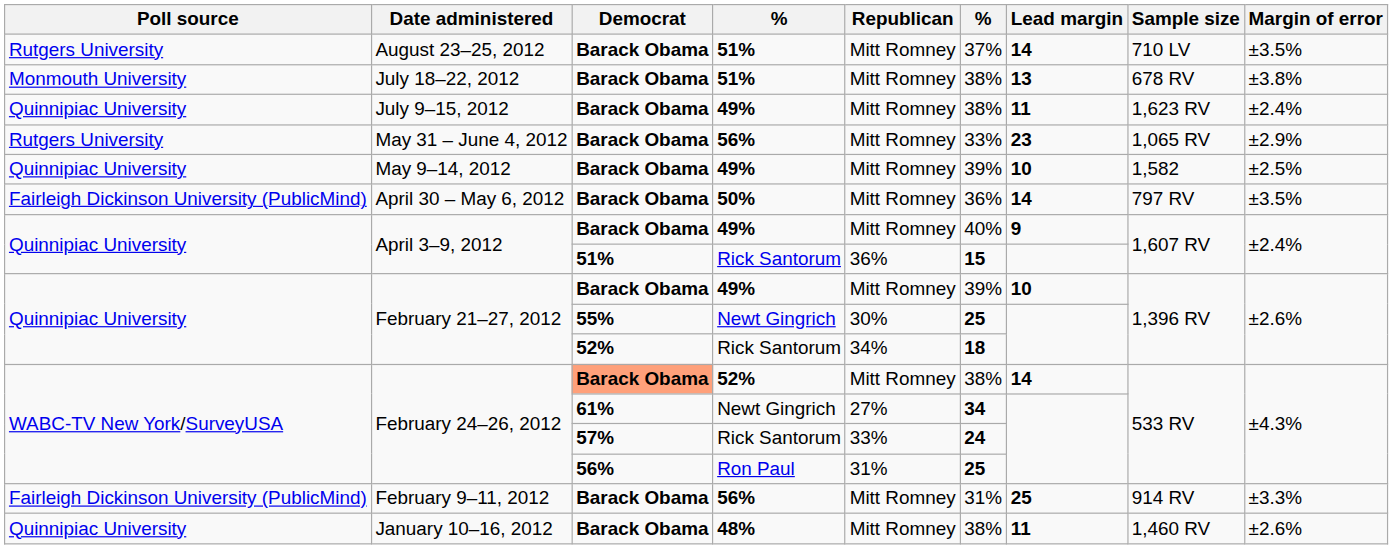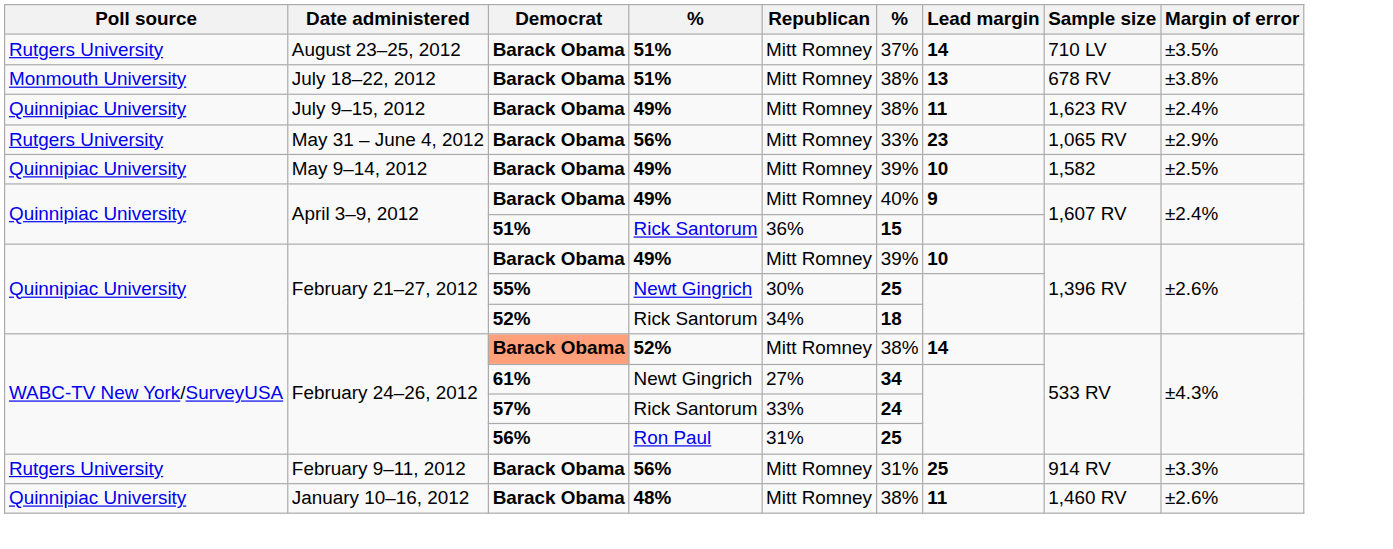- row: (470, 199)
(188, 498) Fairleigh Dickinson University (PublicMind) -> (86, 468) Rutgers University
